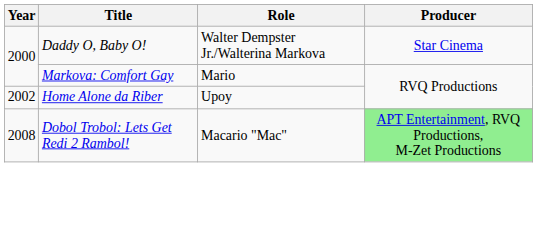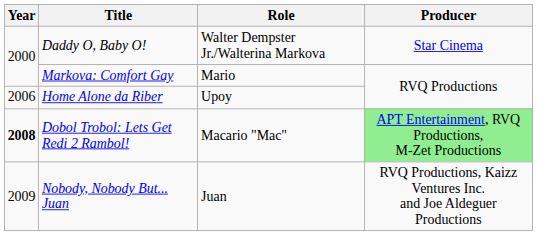(22, 97) 2002 -> (22, 97) 2006
(22, 135) normal -> (22, 135) bold
+ row: (105, 196)
